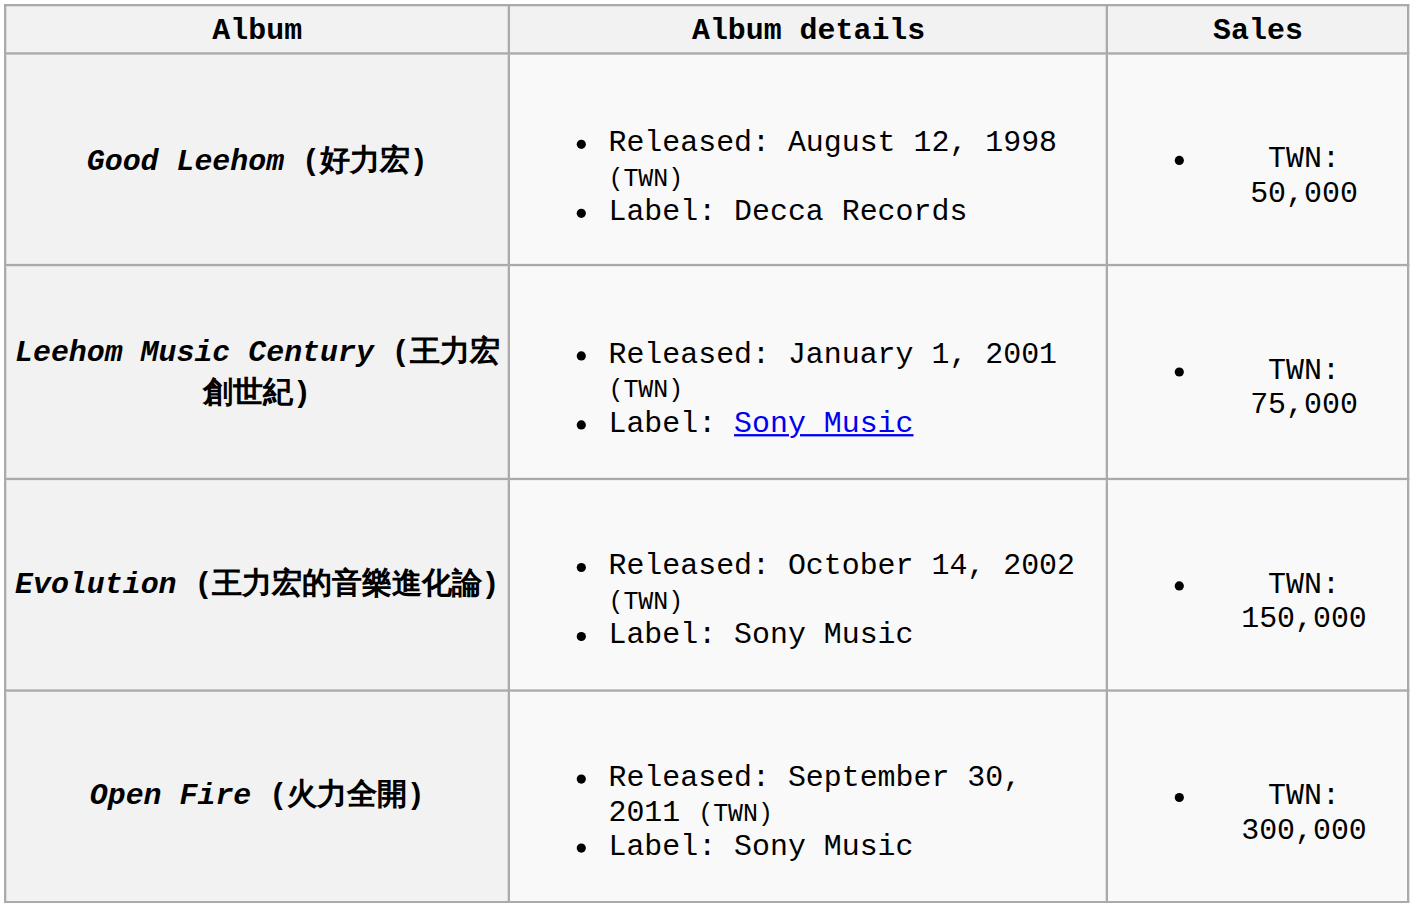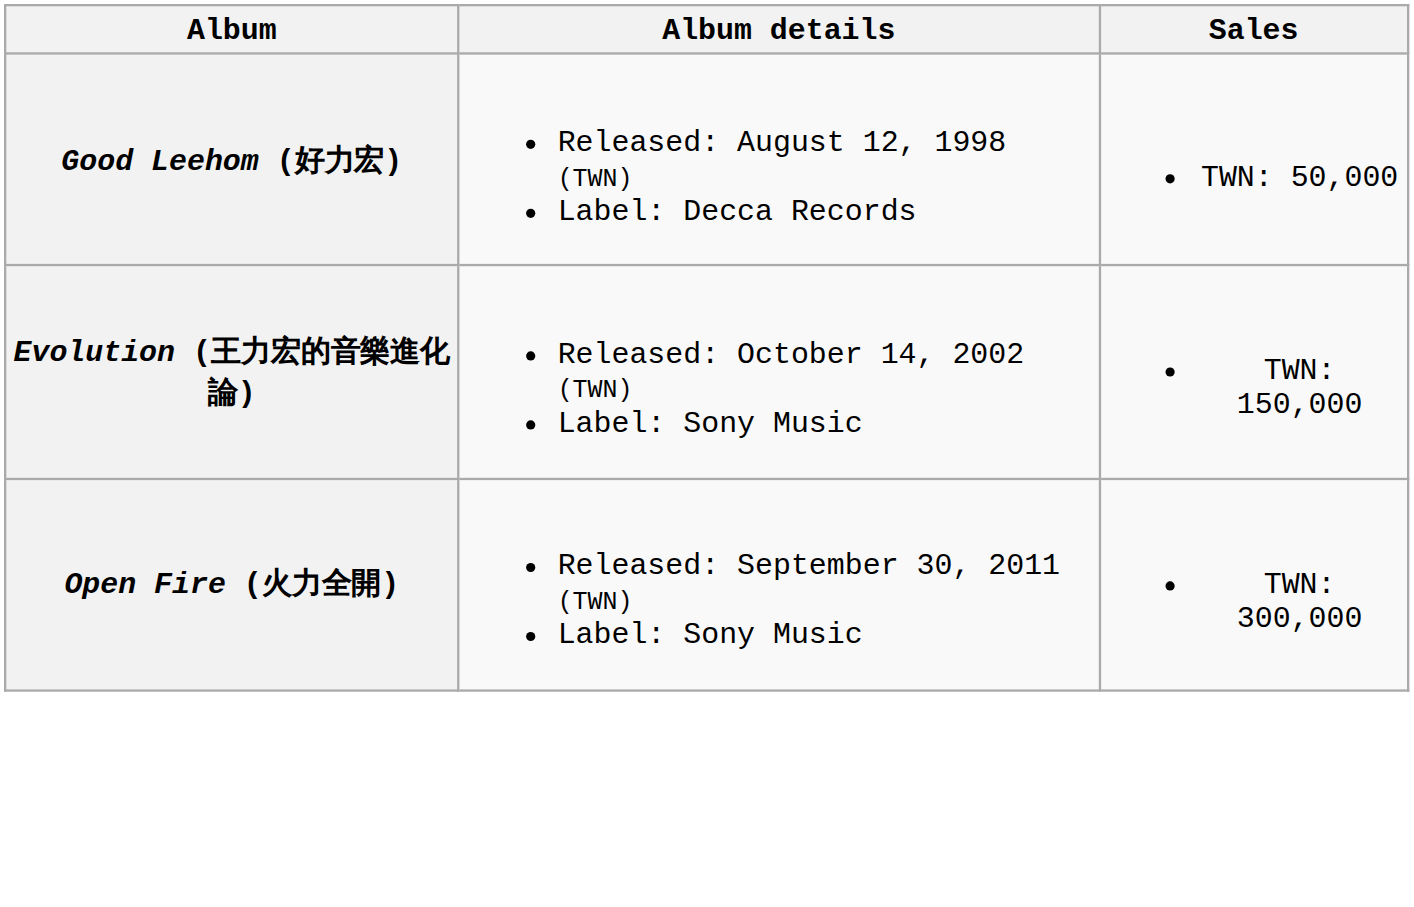- row: (257, 373)
